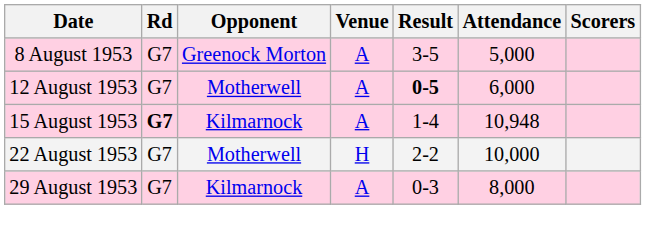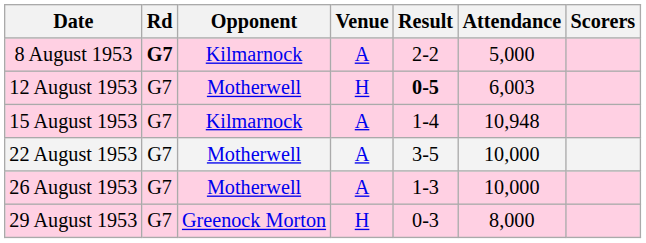(160, 54) normal -> (160, 54) bold
(254, 54) Greenock Morton -> (254, 54) Kilmarnock
(426, 54) 3-5 -> (426, 54) 2-2
(362, 88) A -> (362, 88) H
(512, 88) 6,000 -> (512, 88) 6,003
(160, 121) bold -> (160, 121) normal
(362, 154) H -> (362, 154) A
(426, 154) 2-2 -> (426, 154) 3-5
+ row: (73, 188)
(254, 188) Kilmarnock -> (254, 221) Greenock Morton
(362, 188) A -> (362, 221) H
